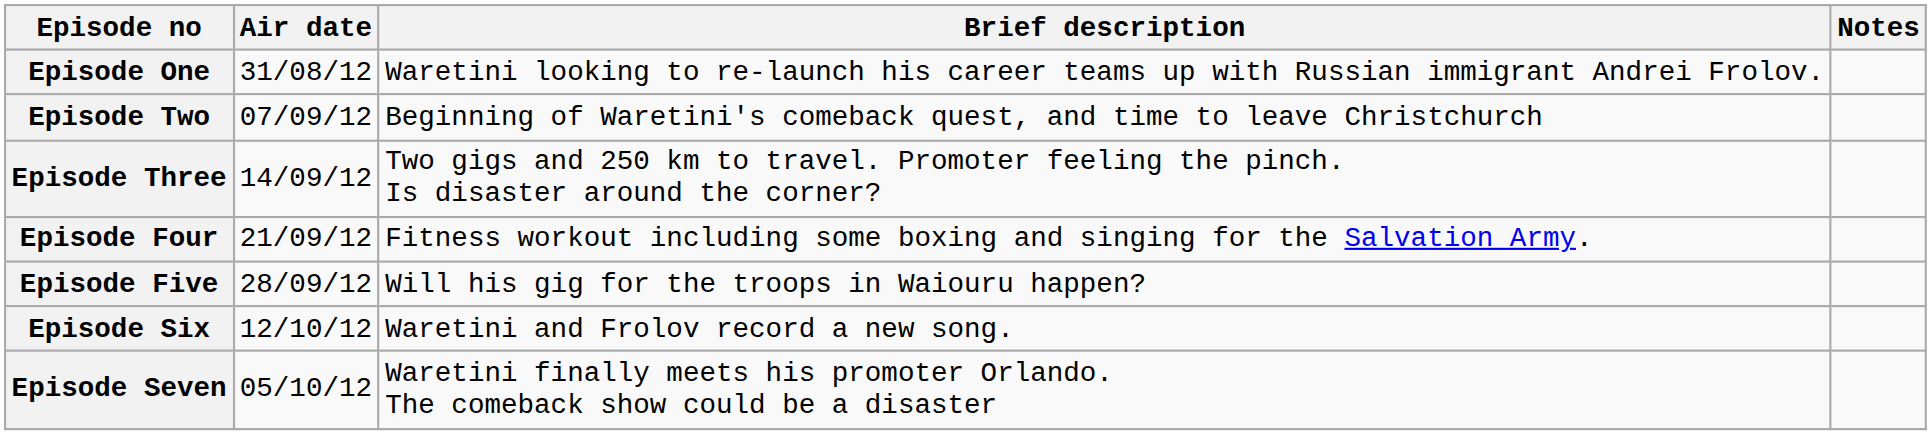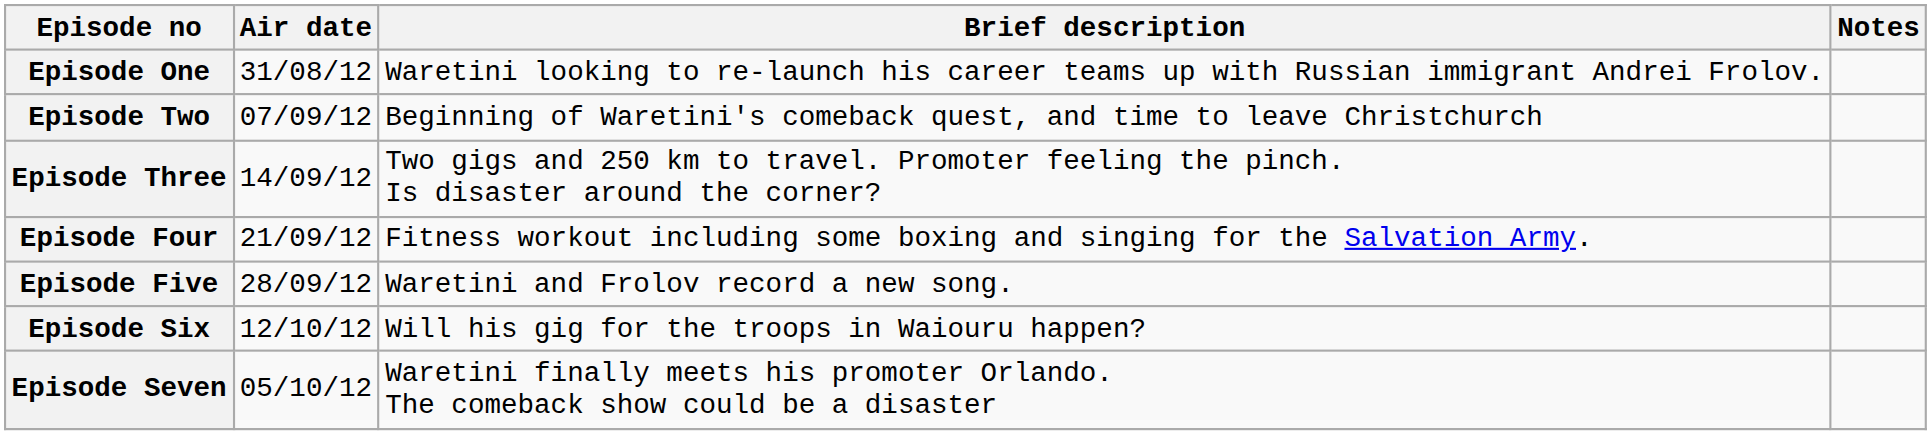(766, 284) Will his gig for the troops in Waiouru happen? -> (699, 284) Waretini and Frolov record a new song.
(699, 329) Waretini and Frolov record a new song. -> (766, 329) Will his gig for the troops in Waiouru happen?
